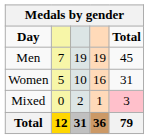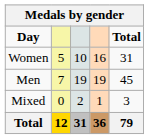rows swapped: (28, 58) <-> (28, 79)
(127, 101) pink background -> (127, 101) no background
